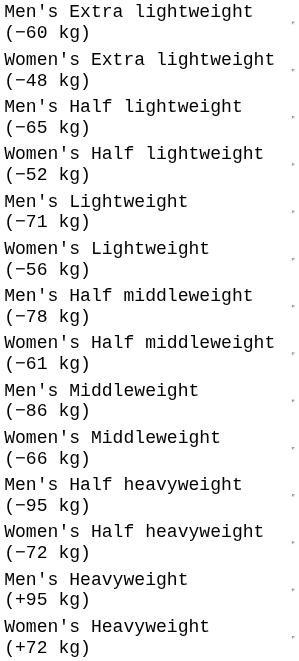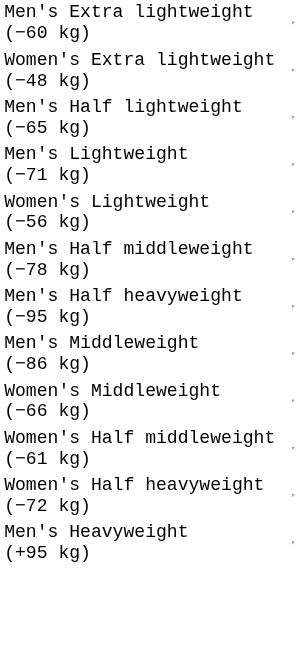- row: (134, 165)
rows swapped: (140, 354) <-> (123, 496)
- row: (107, 637)
